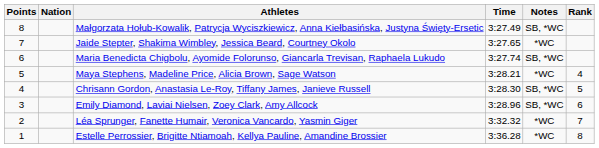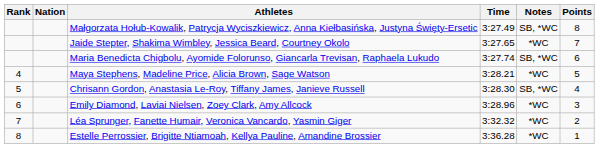columns swapped: (580, 12) <-> (21, 12)
(544, 105) SB, *WC -> (538, 105) *WC
